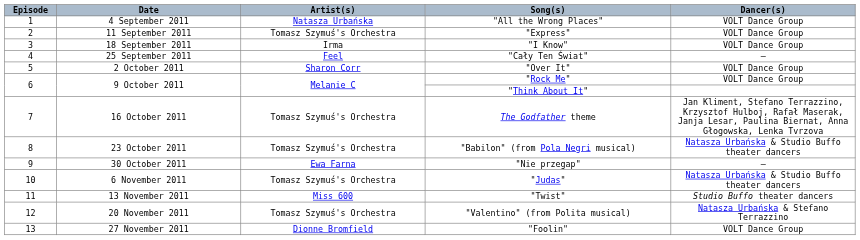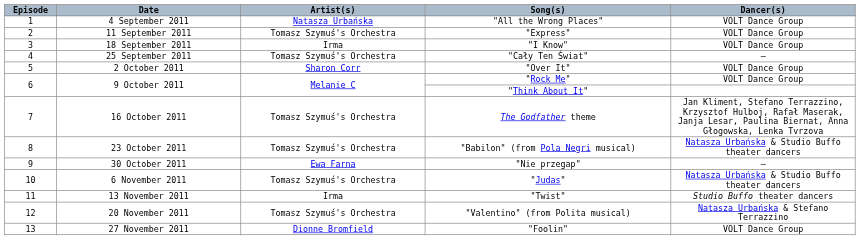(333, 56) Feel -> (333, 56) Tomasz Szymuś's Orchestra
(333, 196) Miss 600 -> (333, 196) Irma
